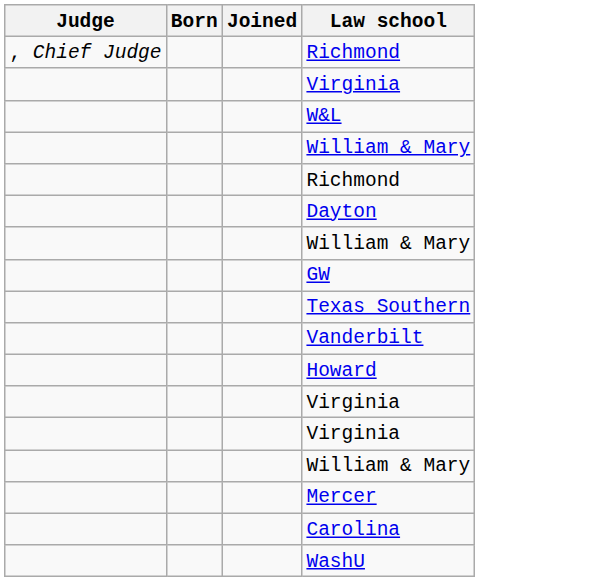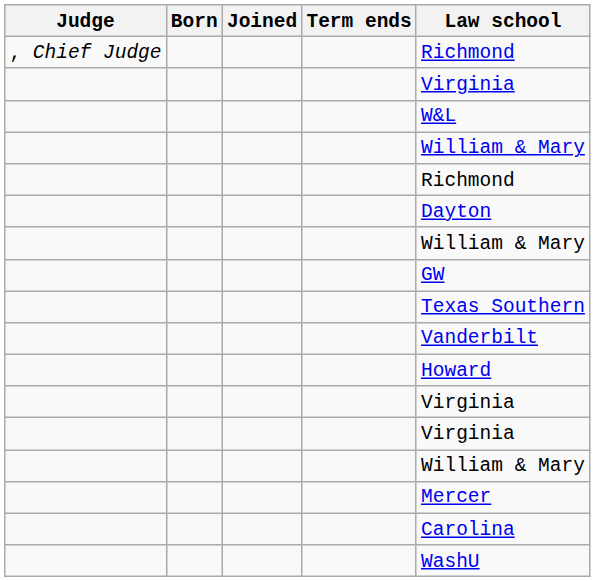+ column: (359, 21)
